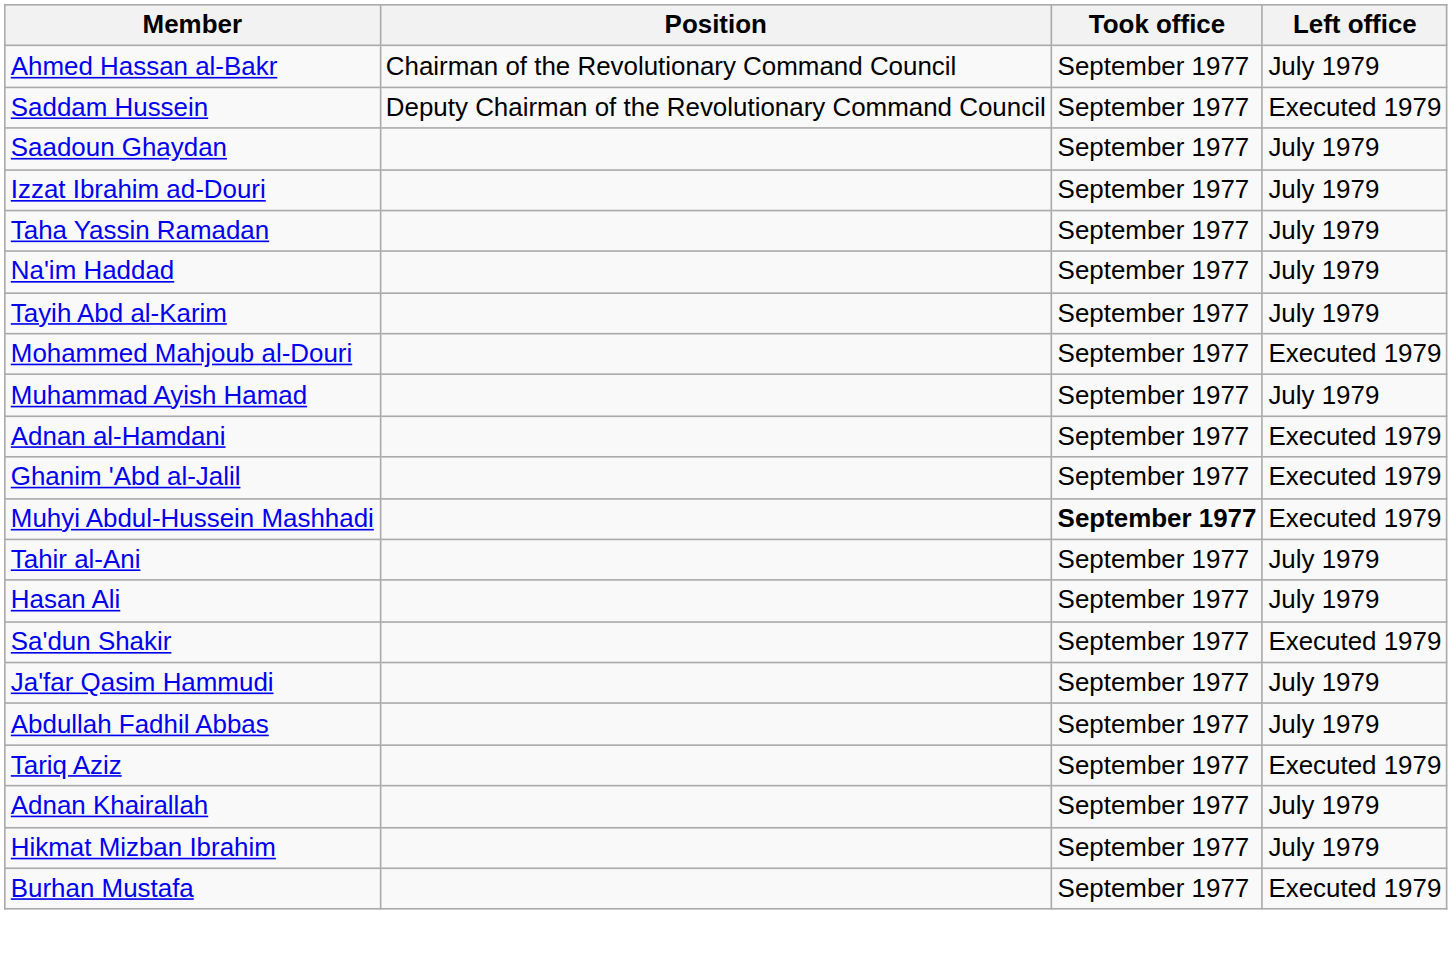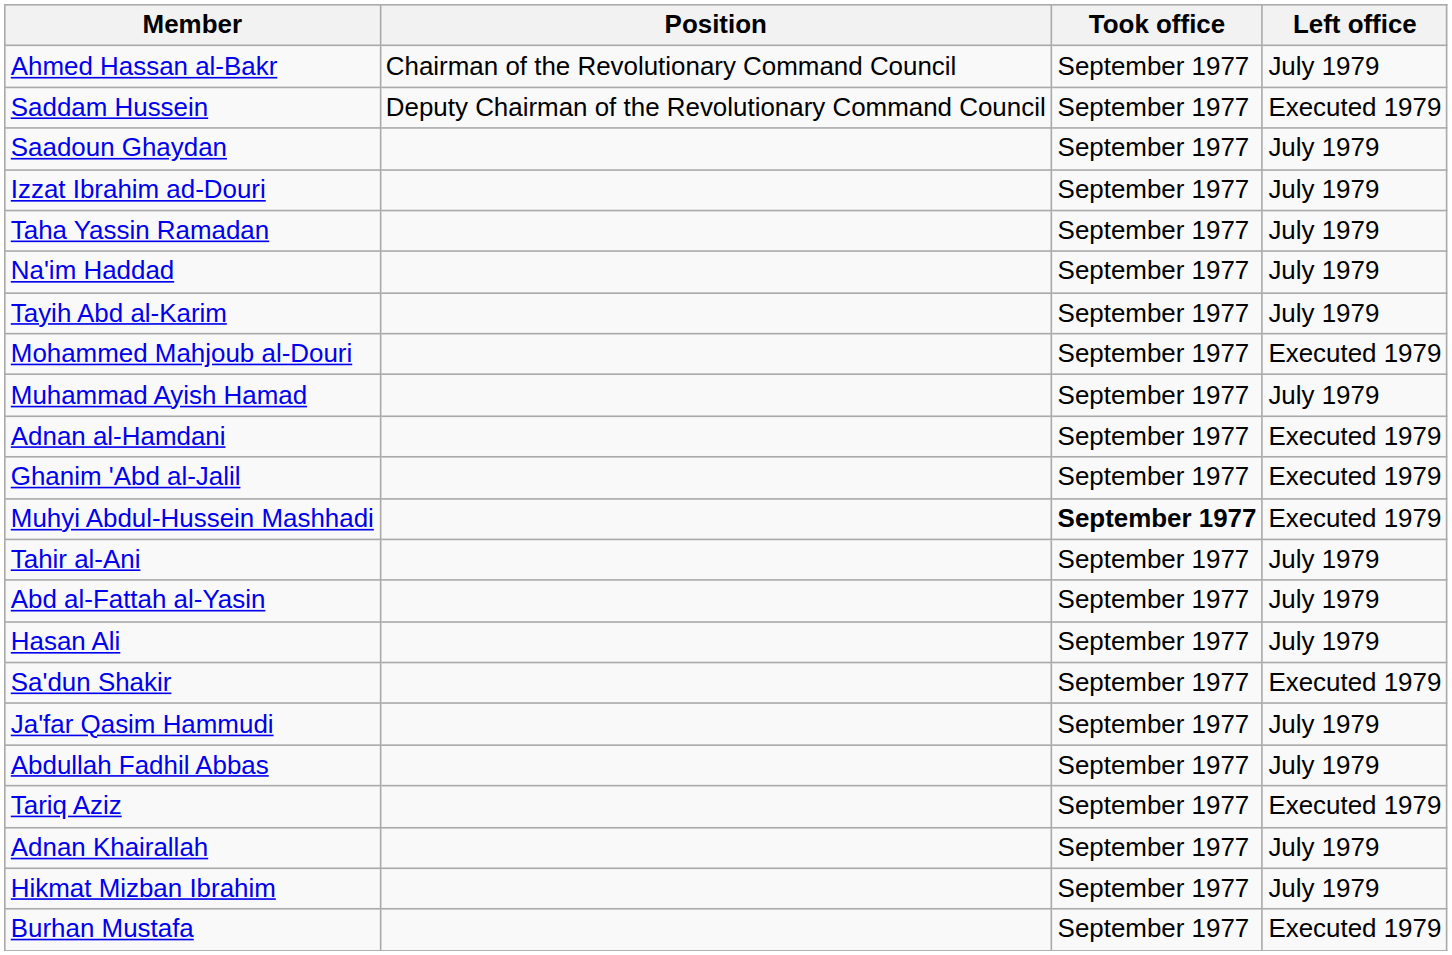+ row: (138, 600)
